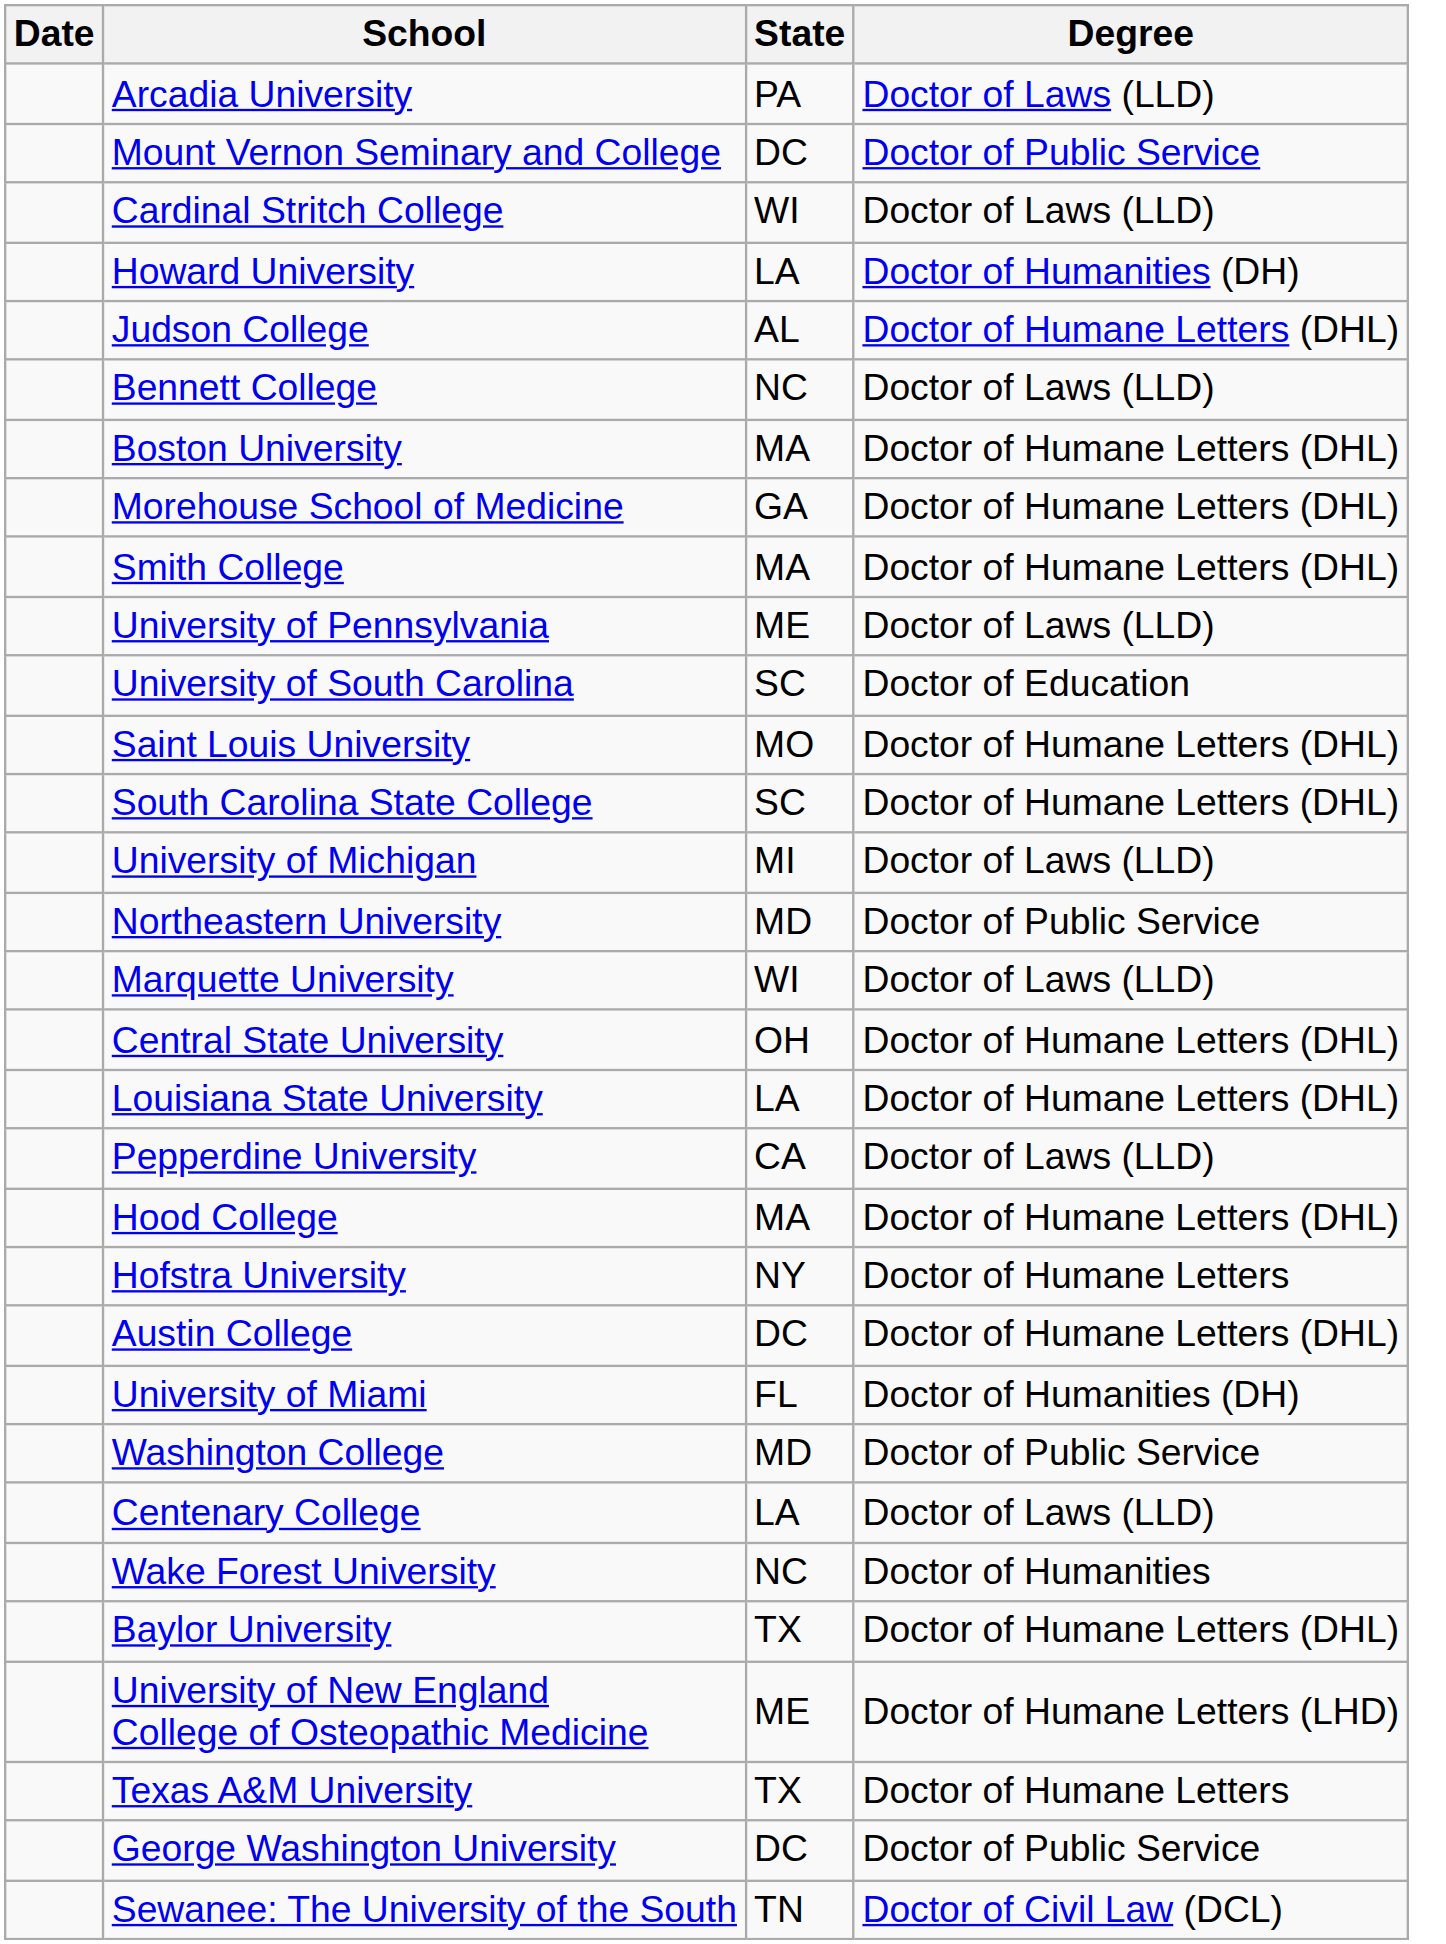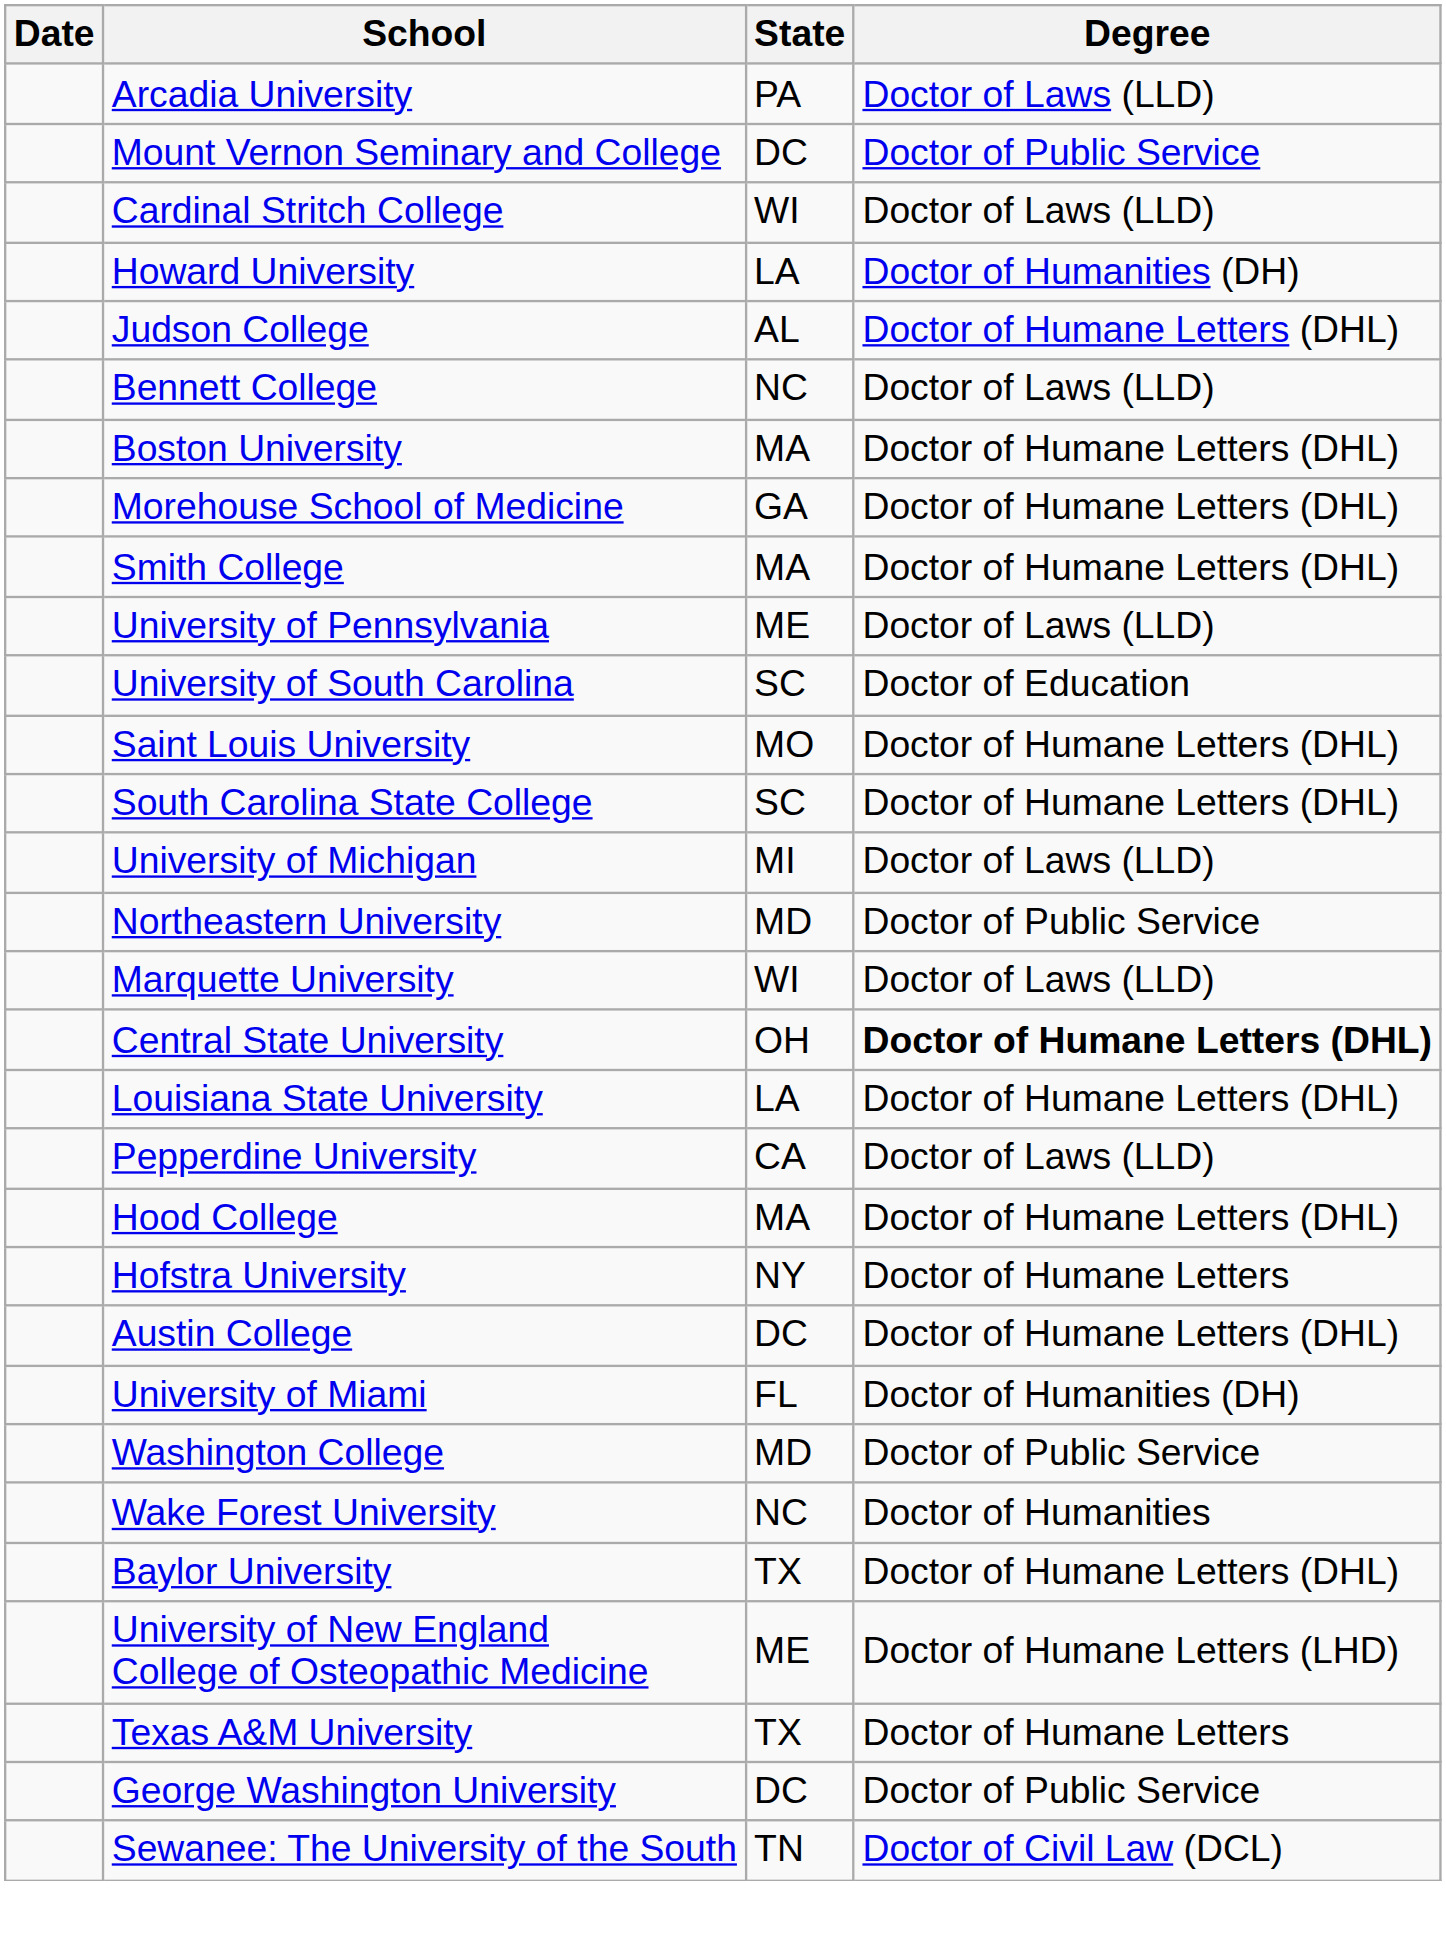(1131, 1039) normal -> (1147, 1039) bold
- row: (266, 1512)
